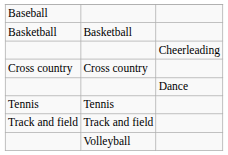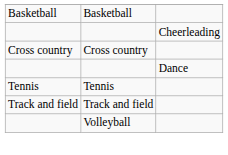- row: (28, 13)
